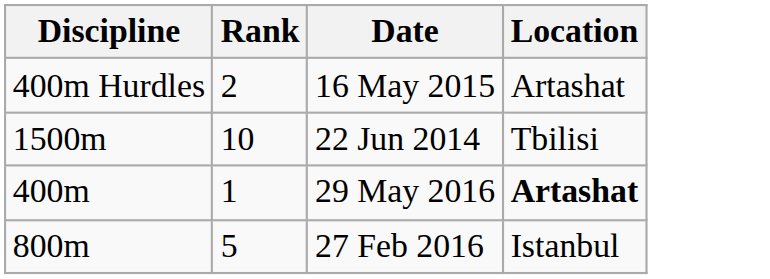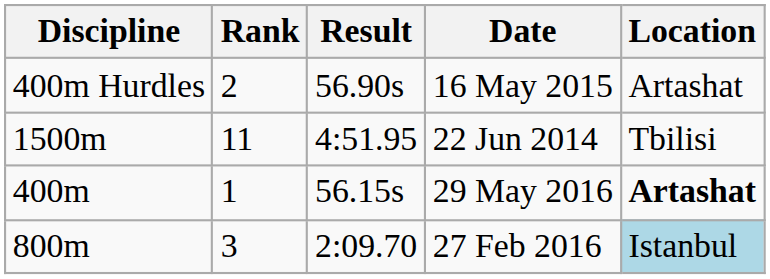+ column: (366, 31)
(238, 138) 10 -> (237, 138) 11
(229, 245) 5 -> (229, 245) 3
(565, 245) no background -> (683, 245) lightblue background
